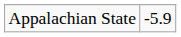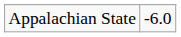(158, 18) -5.9 -> (158, 18) -6.0
